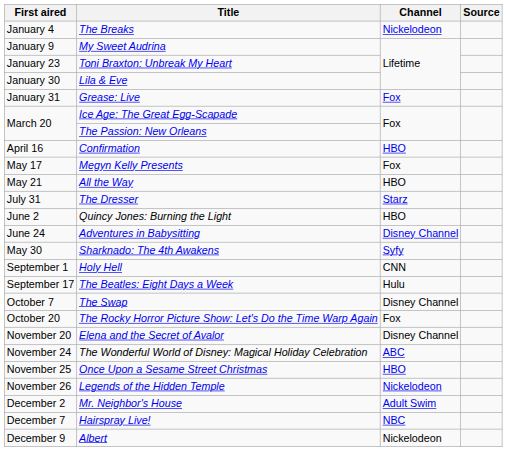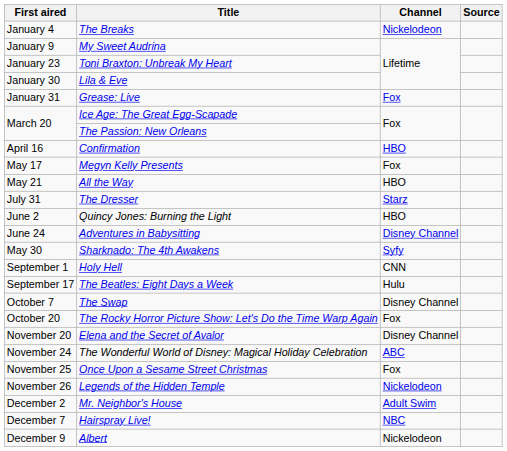(394, 370) HBO -> (392, 370) Fox
